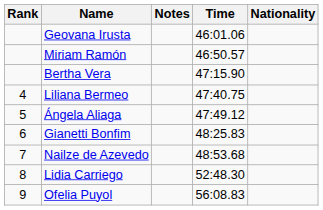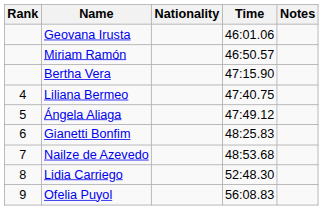columns swapped: (283, 14) <-> (172, 14)
